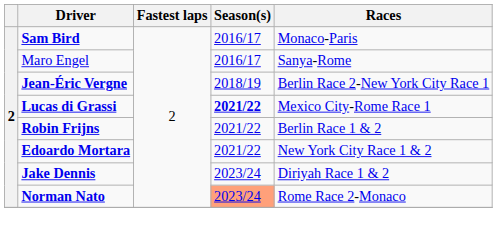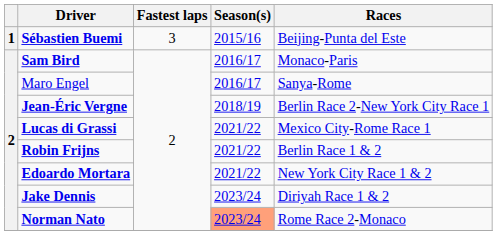+ row: (72, 38)
(237, 106) bold -> (237, 128) normal
